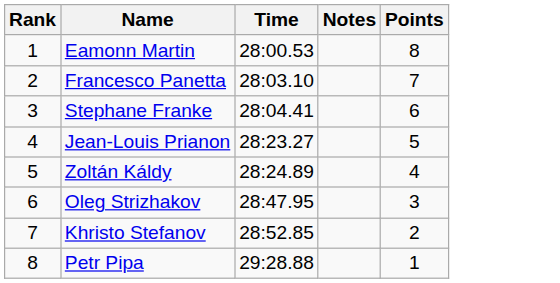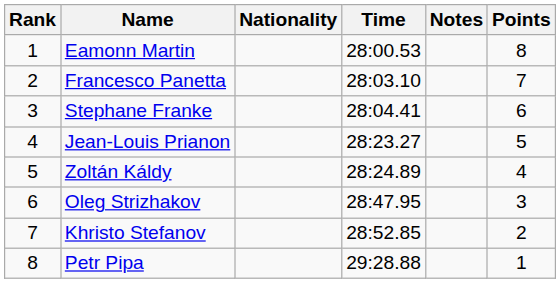+ column: (288, 19)
